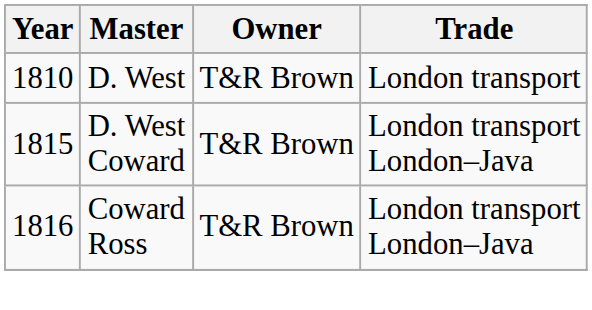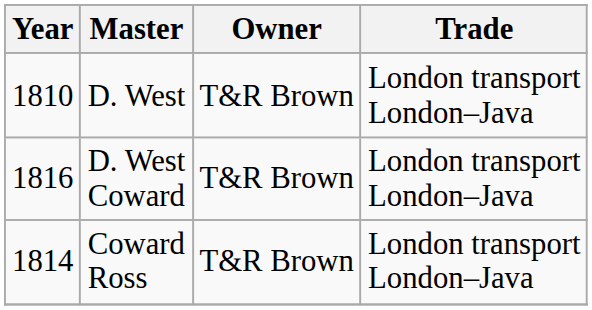(474, 77) London transport -> (474, 94) London transport London–Java
(43, 143) 1815 -> (43, 178) 1816
(43, 226) 1816 -> (43, 261) 1814
